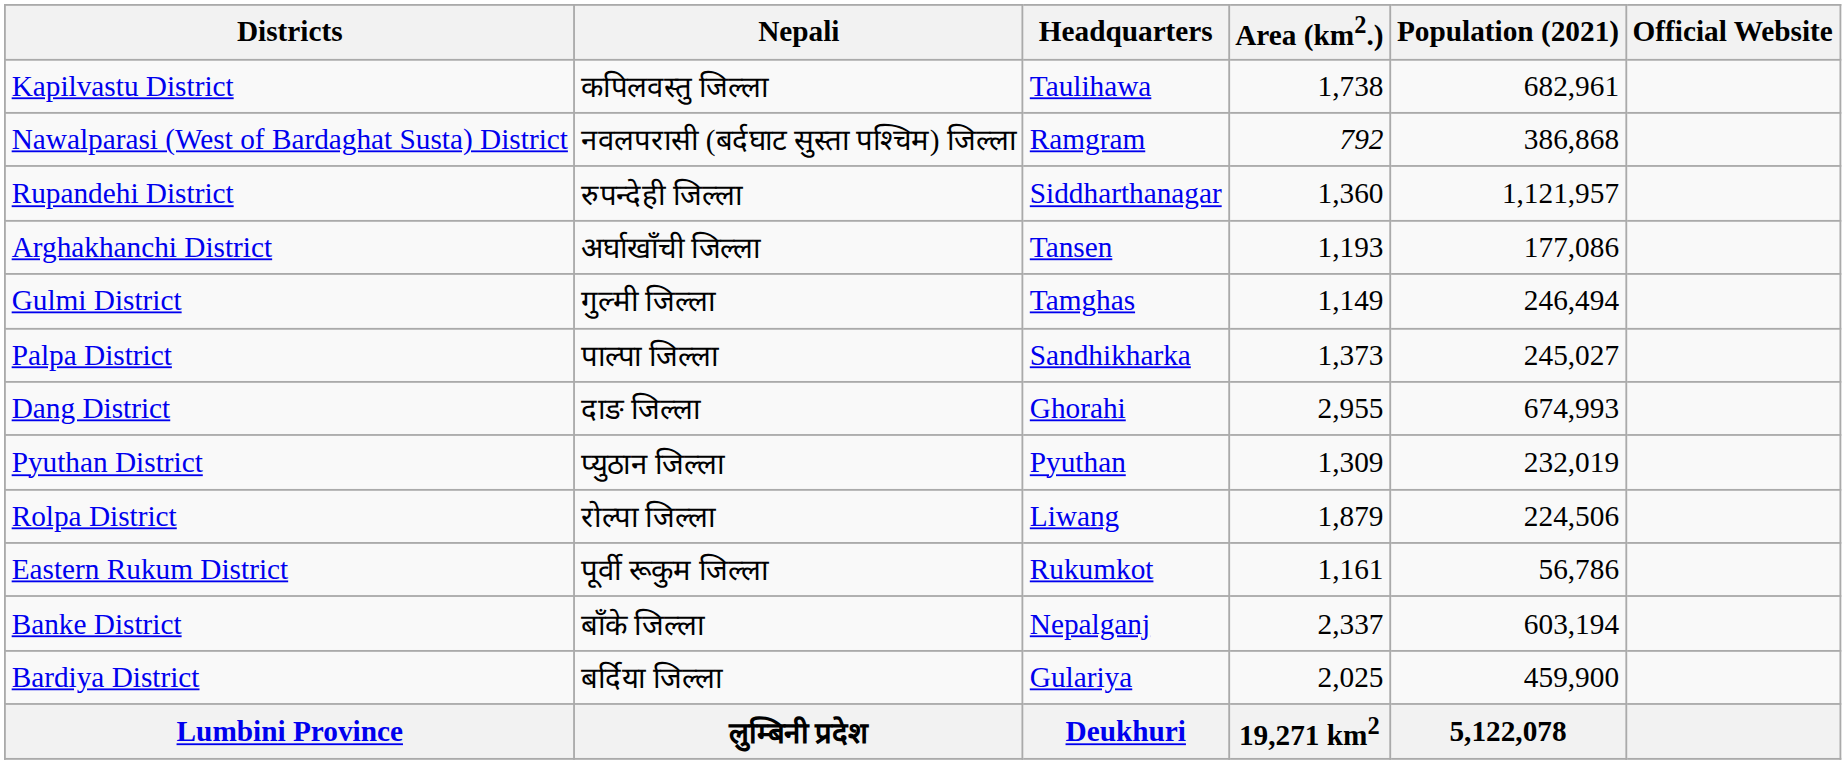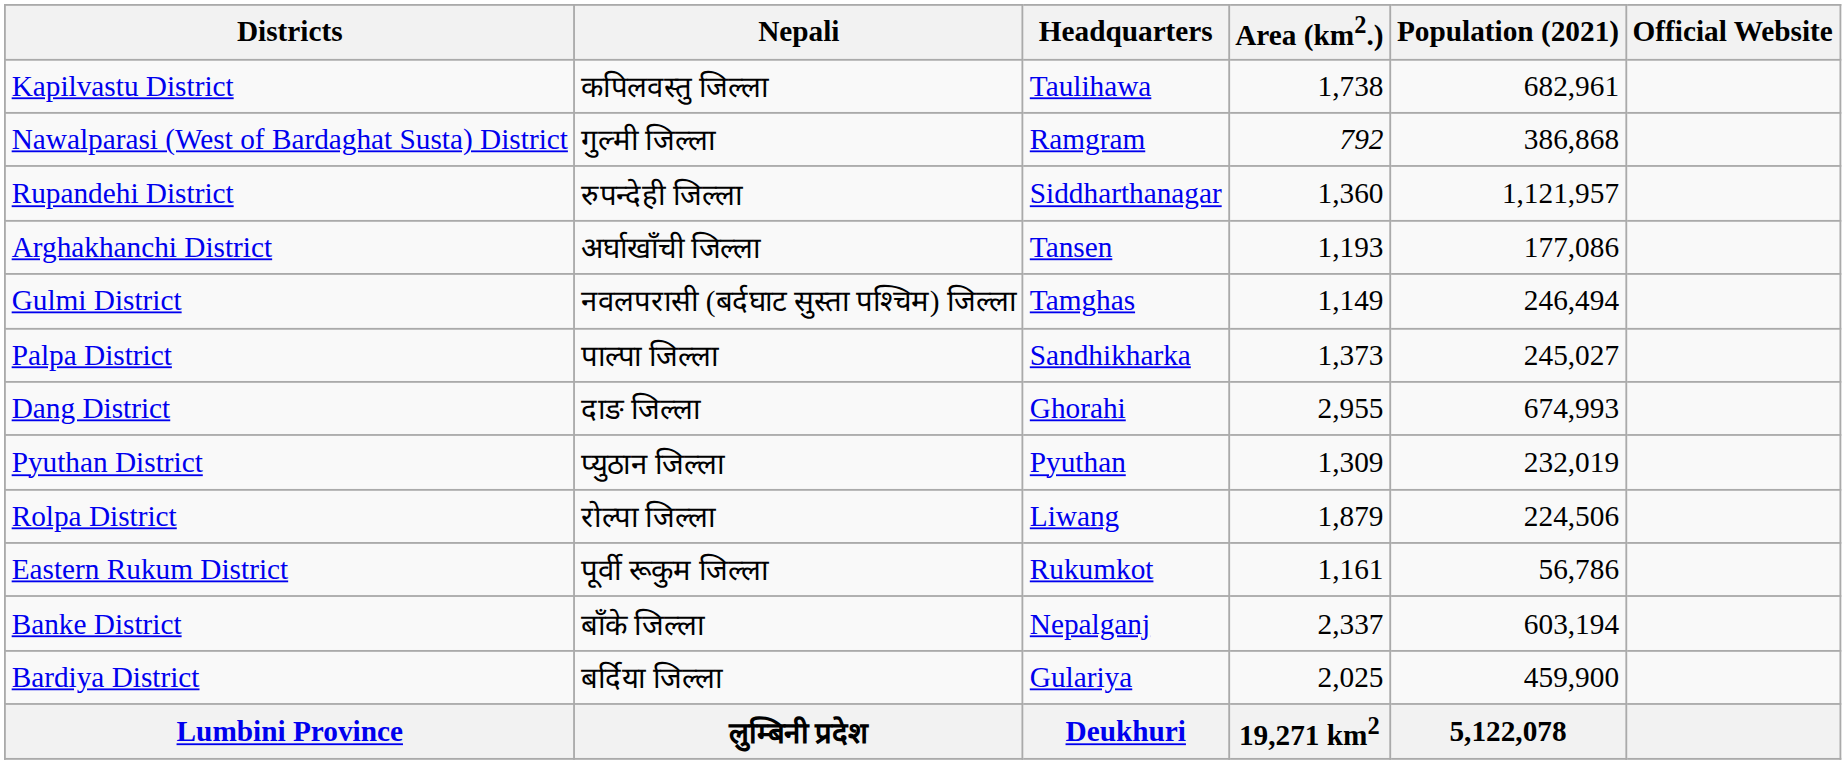(799, 141) नवलपरासी (बर्दघाट सुस्ता पश्चिम) जिल्ला -> (648, 141) गुल्मी जिल्ला
(648, 302) गुल्मी जिल्ला -> (799, 302) नवलपरासी (बर्दघाट सुस्ता पश्चिम) जिल्ला
